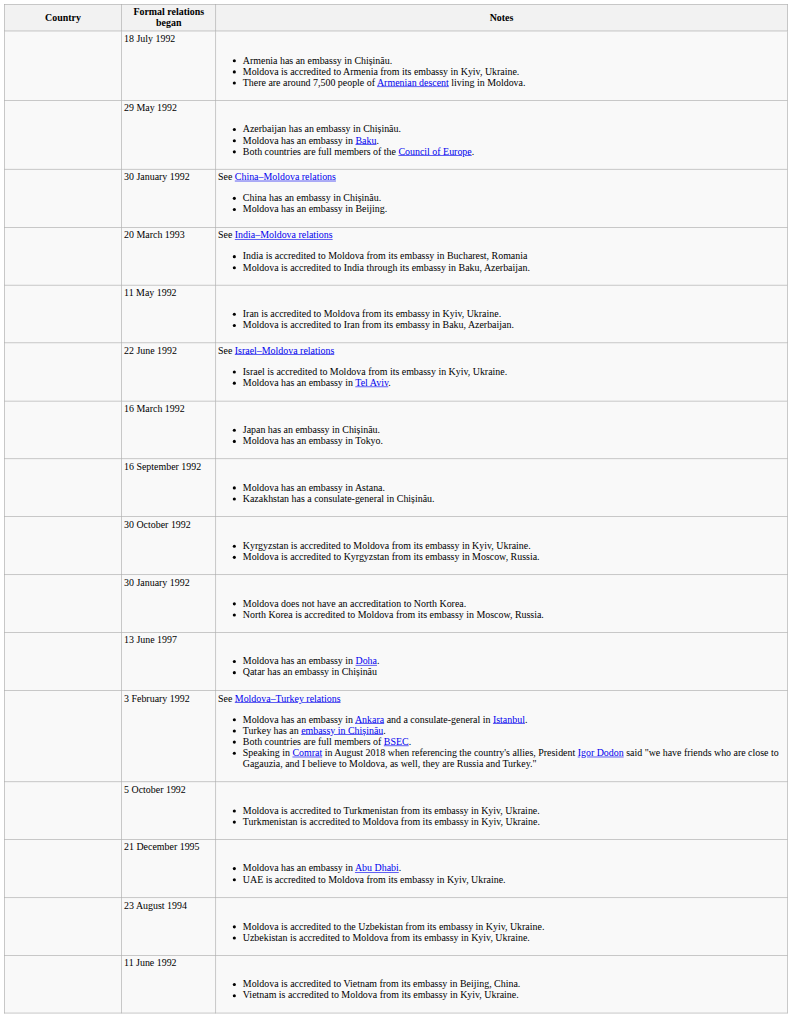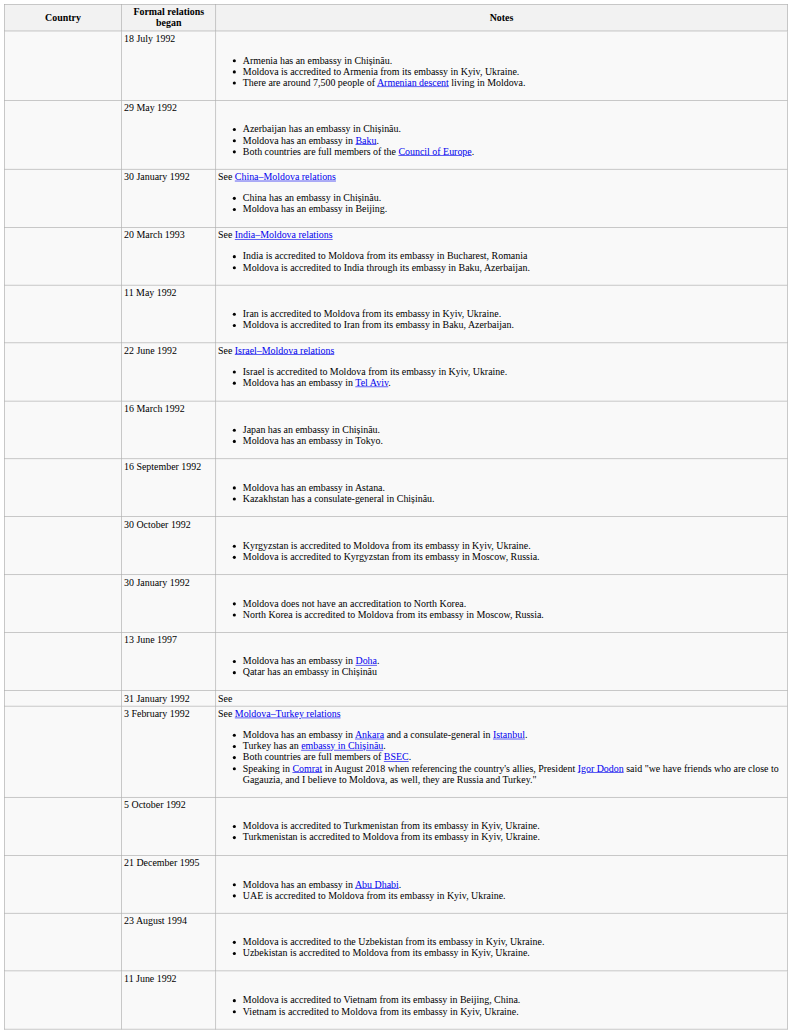+ row: (225, 698)
